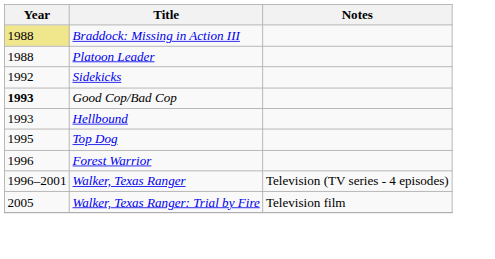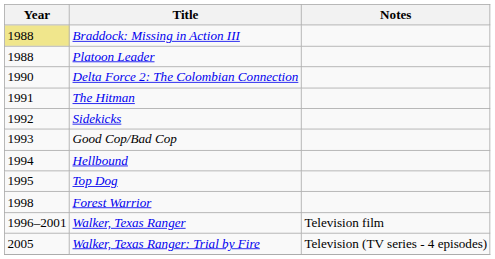+ row: (185, 77)
+ row: (104, 98)
(21, 98) bold -> (21, 139) normal
(21, 118) 1993 -> (21, 160) 1994
(21, 160) 1996 -> (21, 202) 1998
(357, 181) Television (TV series - 4 episodes) -> (344, 222) Television film
(306, 202) Television film -> (396, 243) Television (TV series - 4 episodes)
